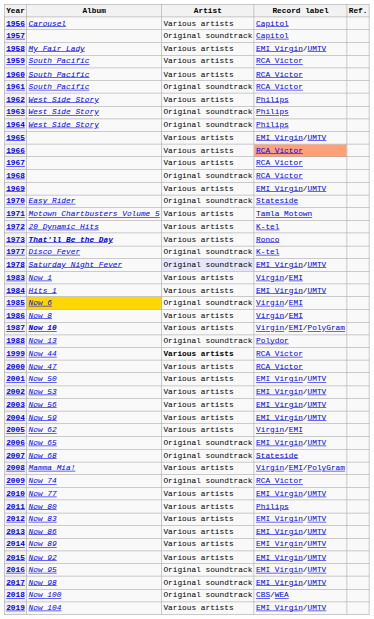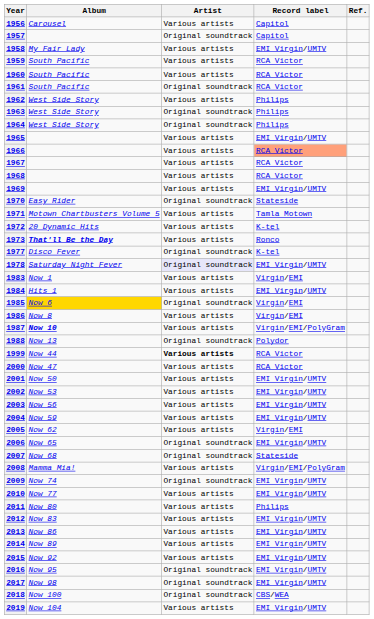(208, 176) Original soundtrack -> (198, 176) Various artists
(279, 481) RCA Victor -> (291, 481) EMI Virgin/UMTV
